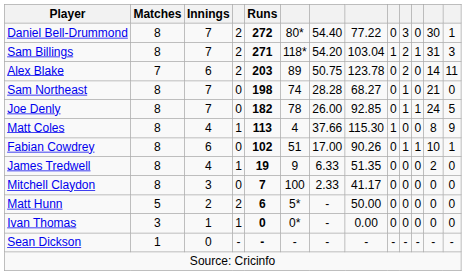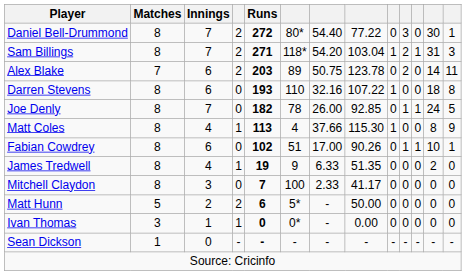- row: (47, 90)
+ row: (49, 90)
